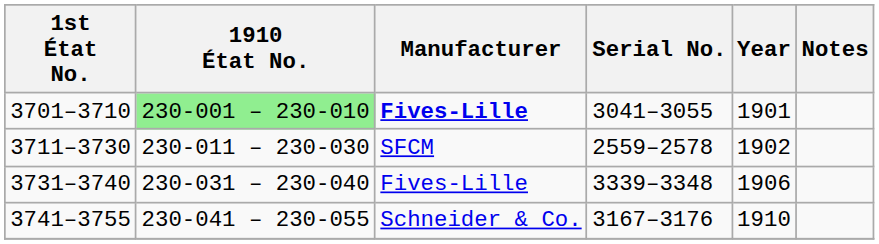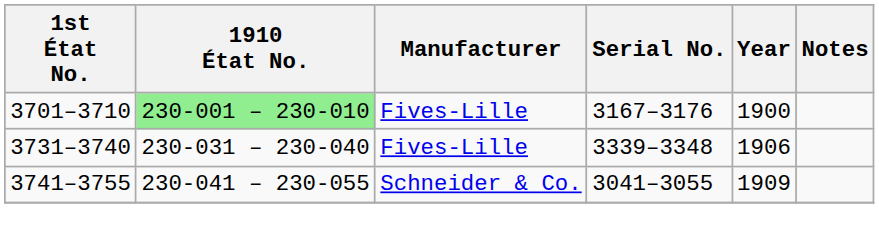(454, 111) bold -> (454, 111) normal
(653, 111) 3041–3055 -> (653, 111) 3167–3176
(764, 111) 1901 -> (764, 111) 1900
- row: (71, 148)
(653, 220) 3167–3176 -> (653, 184) 3041–3055
(764, 220) 1910 -> (764, 184) 1909
